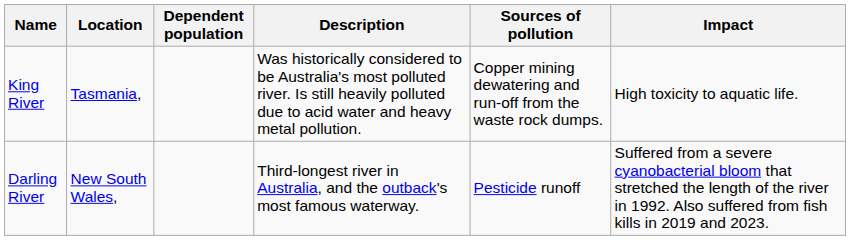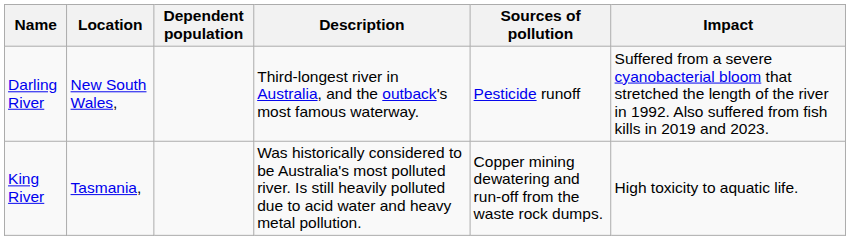rows swapped: (33, 188) <-> (26, 93)
